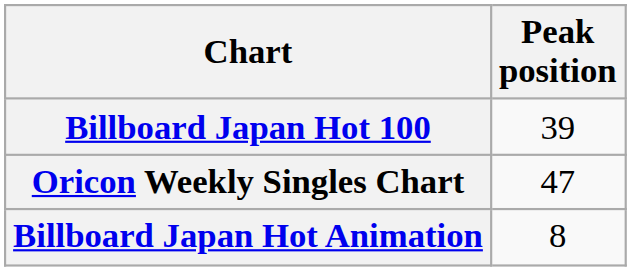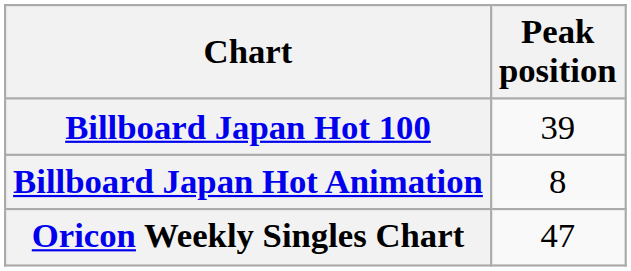rows swapped: (248, 236) <-> (248, 181)
